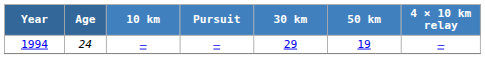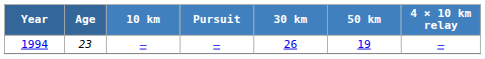(85, 45) 24 -> (85, 45) 23
(290, 45) 29 -> (290, 45) 26
